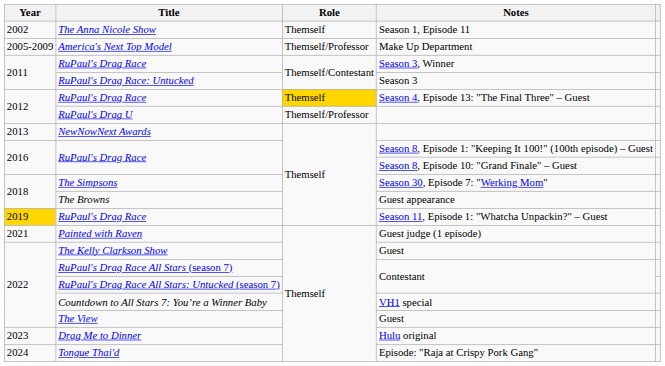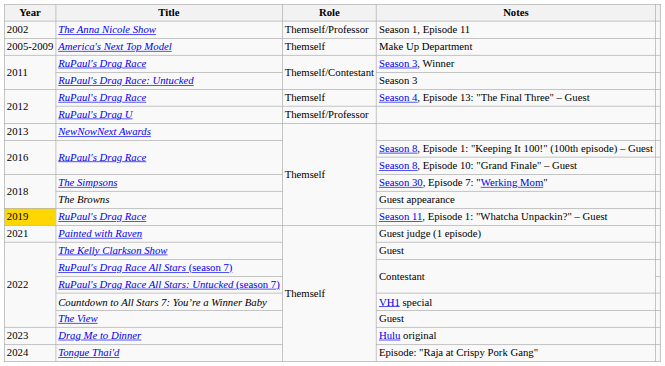(305, 30) Themself -> (327, 30) Themself/Professor
(327, 47) Themself/Professor -> (305, 47) Themself
(305, 98) gold background -> (305, 98) no background
